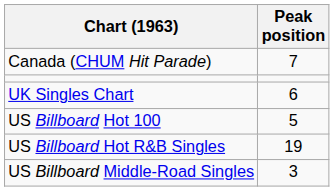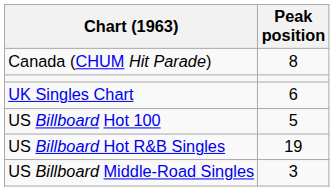(293, 61) 7 -> (293, 61) 8
